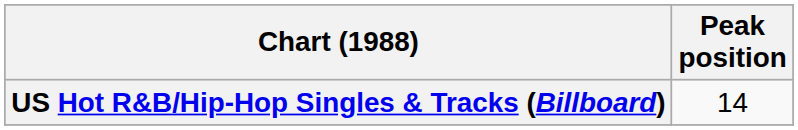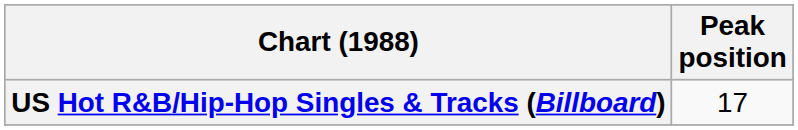(733, 102) 14 -> (733, 102) 17
